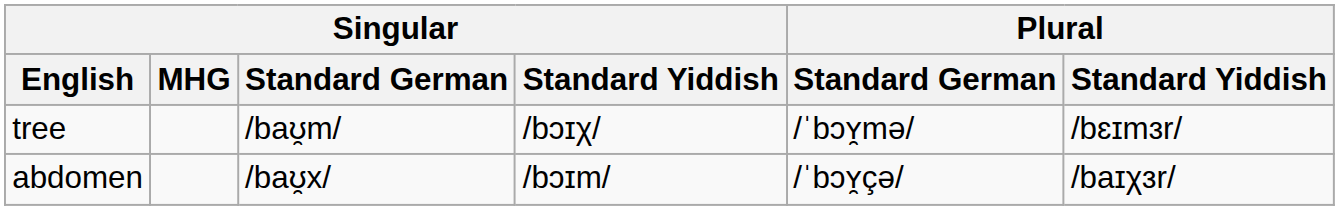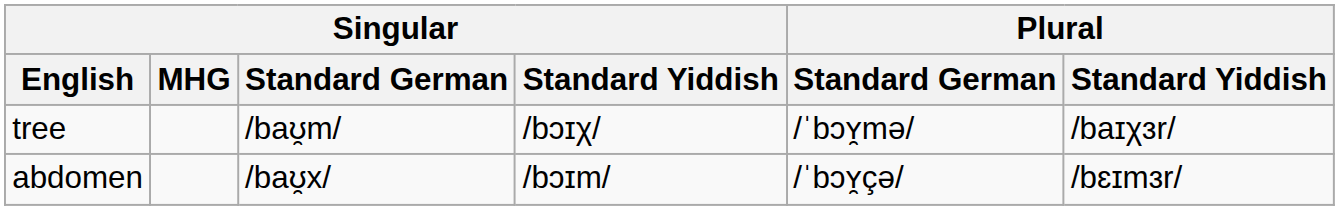(1127, 128) /bɛɪmɜr/ -> (1123, 128) /baɪχɜr/
(1123, 178) /baɪχɜr/ -> (1127, 178) /bɛɪmɜr/
